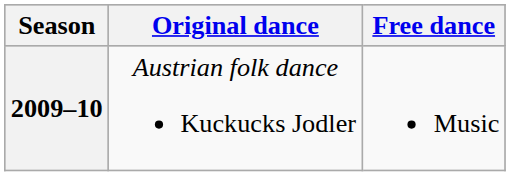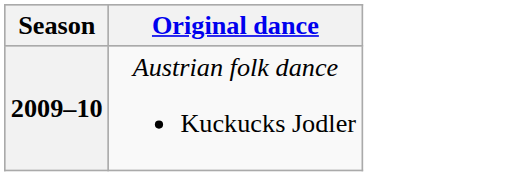- column: (434, 25)
